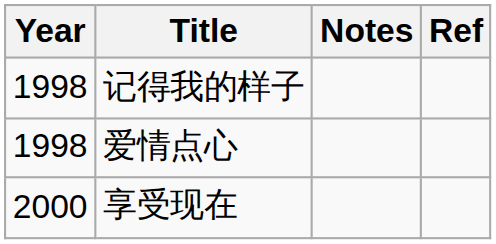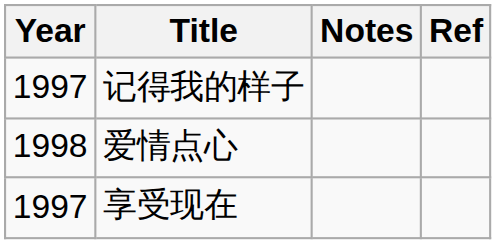(50, 87) 1998 -> (50, 87) 1997
(50, 206) 2000 -> (50, 206) 1997
